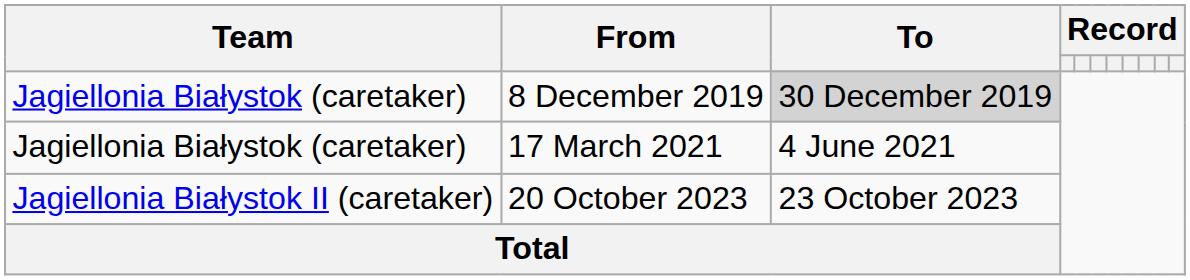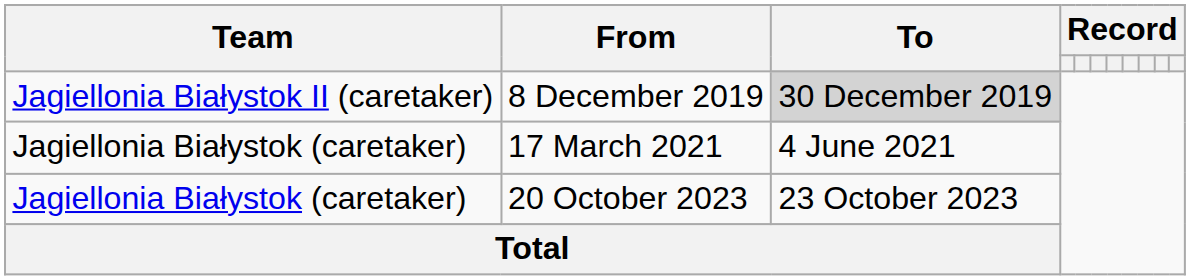(239, 95) Jagiellonia Białystok (caretaker) -> (253, 95) Jagiellonia Białystok II (caretaker)
(253, 197) Jagiellonia Białystok II (caretaker) -> (239, 197) Jagiellonia Białystok (caretaker)
